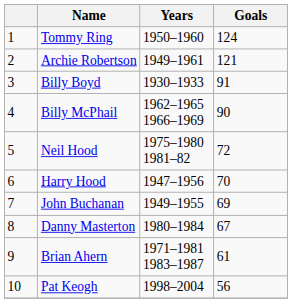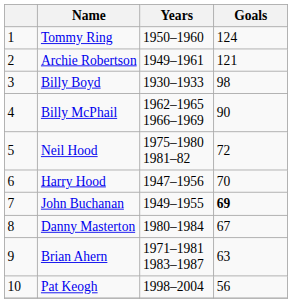(224, 82) 91 -> (224, 82) 98
(224, 204) normal -> (224, 204) bold
(224, 256) 61 -> (224, 256) 63
